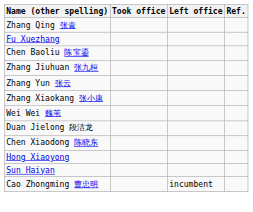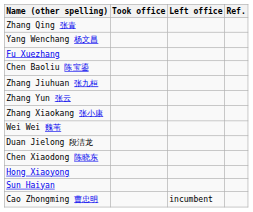+ row: (52, 40)
